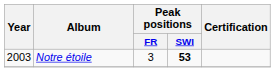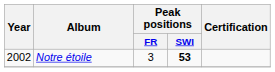(19, 58) 2003 -> (19, 58) 2002
